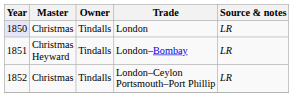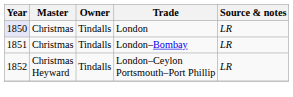(53, 50) Christmas Heyward -> (53, 45) Christmas
(53, 78) Christmas -> (53, 67) Christmas Heyward
